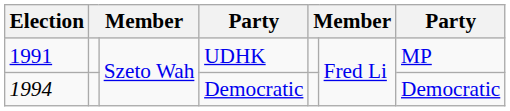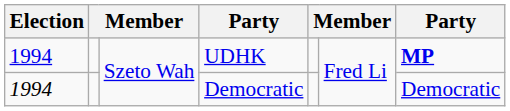(31, 55) 1991 -> (31, 55) 1994
(416, 55) normal -> (418, 55) bold
